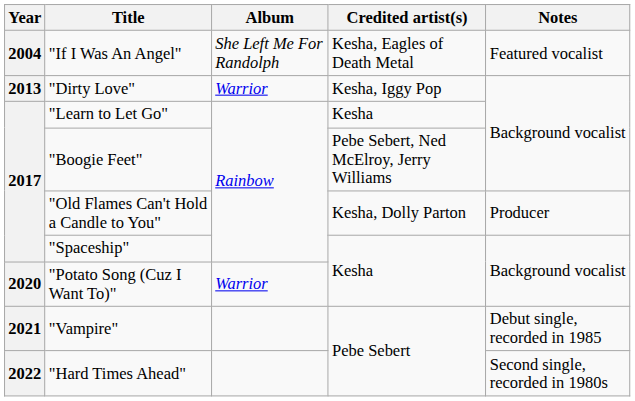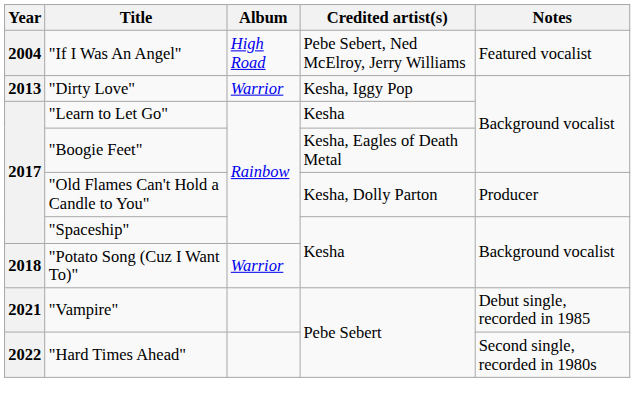(269, 52) She Left Me For Randolph -> (248, 52) High Road
(388, 52) Kesha, Eagles of Death Metal -> (385, 52) Pebe Sebert, Ned McElroy, Jerry Williams
(389, 159) Pebe Sebert, Ned McElroy, Jerry Williams -> (381, 149) Kesha, Eagles of Death Metal
(25, 283) 2020 -> (25, 265) 2018
